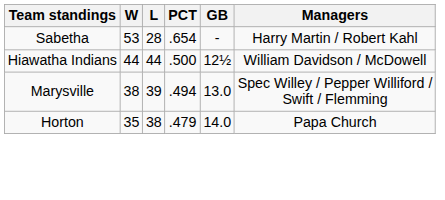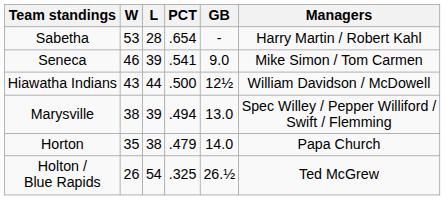+ row: (62, 60)
(131, 60) 44 -> (131, 83) 43
+ row: (62, 175)
